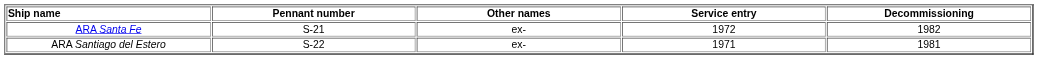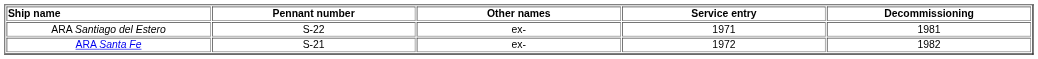rows swapped: (109, 29) <-> (109, 45)
